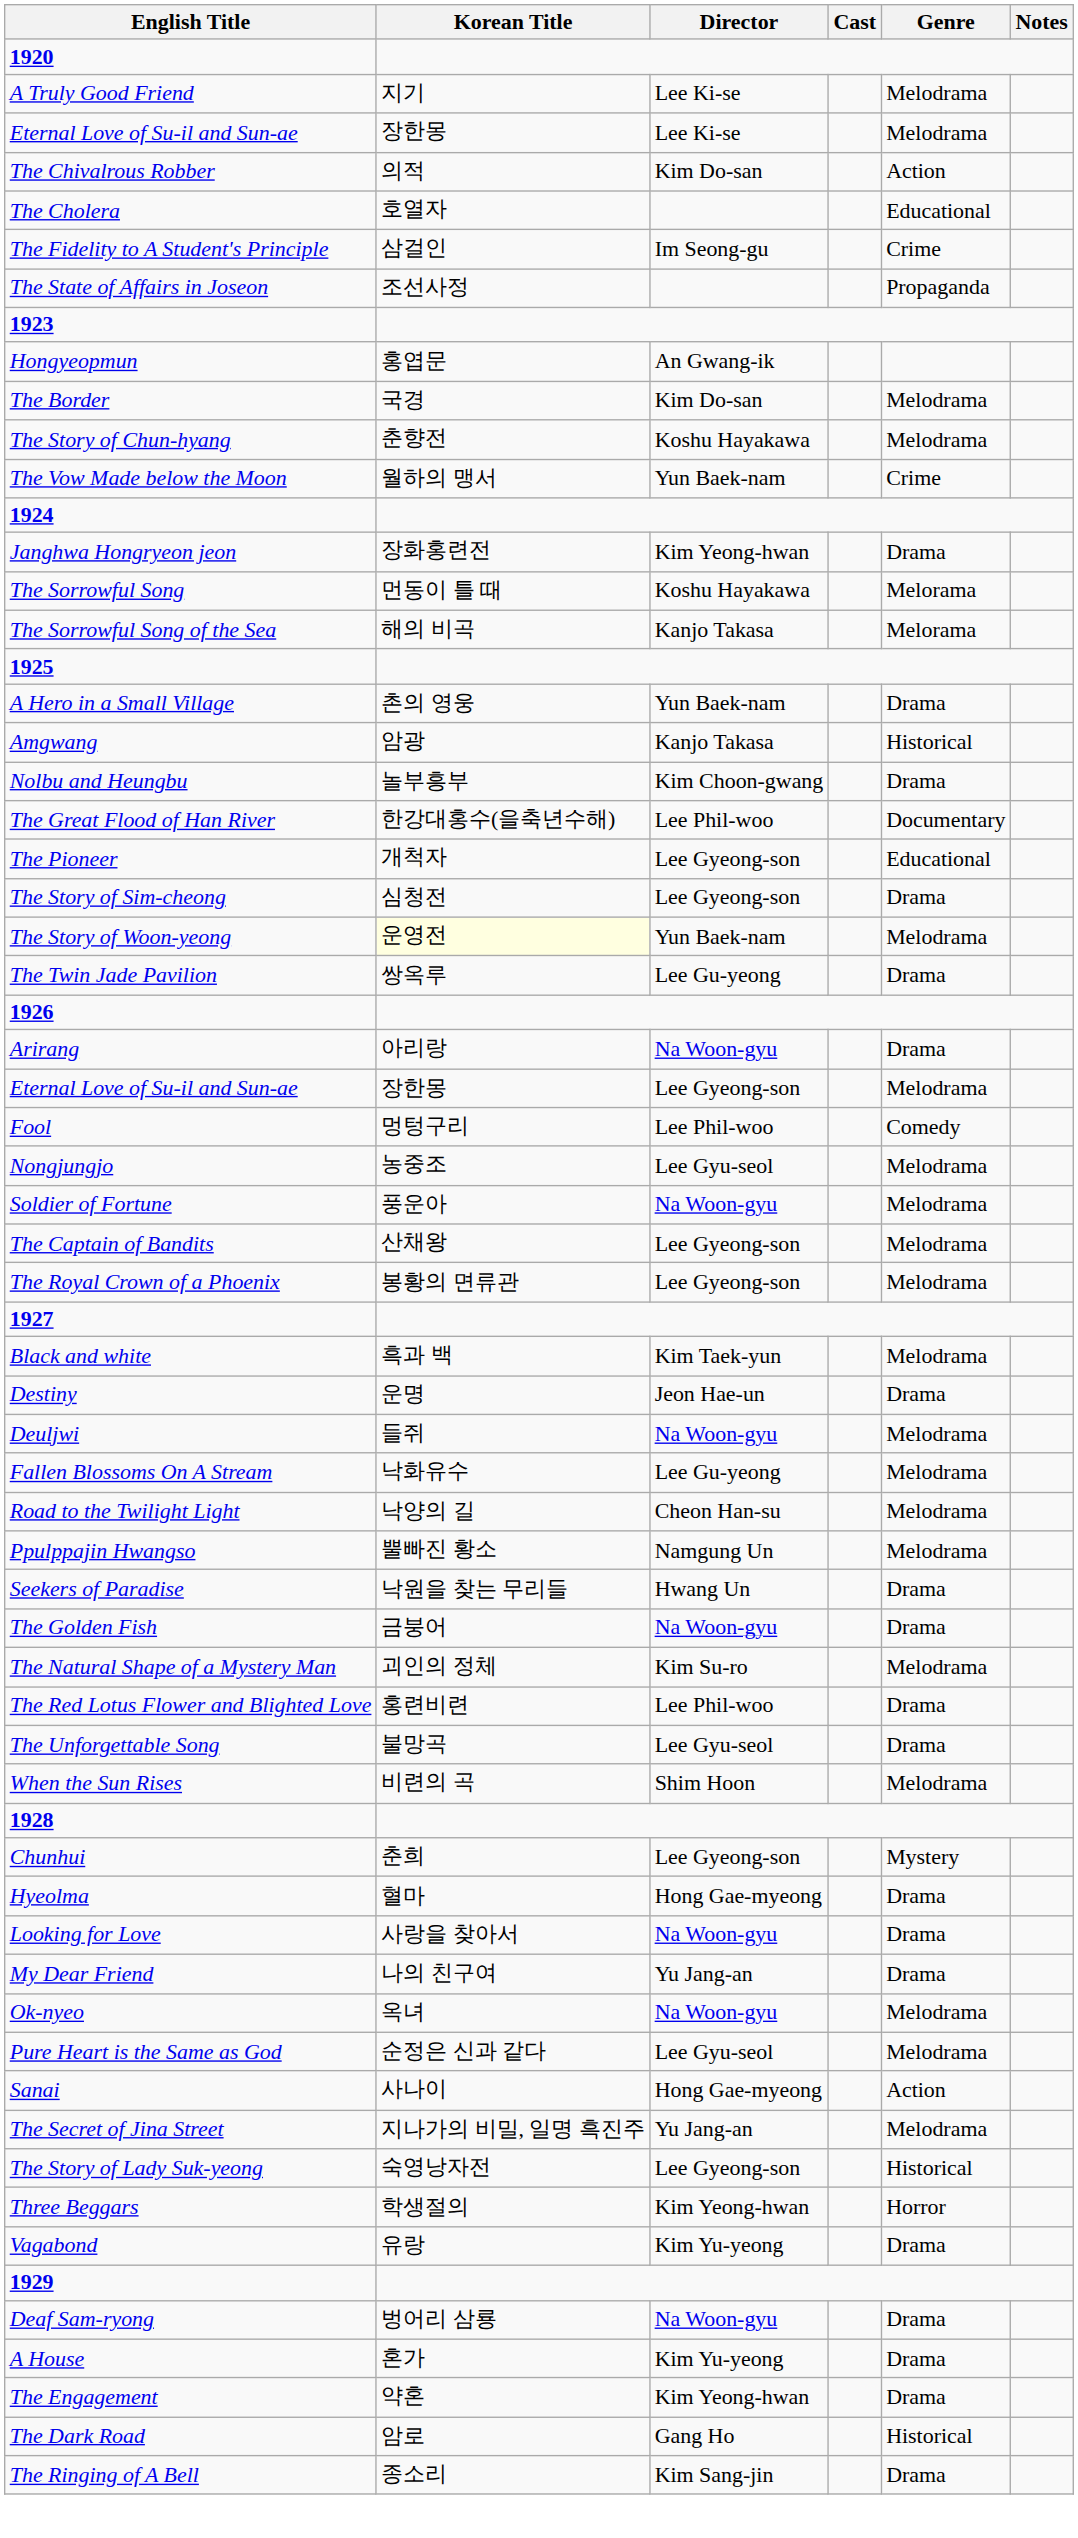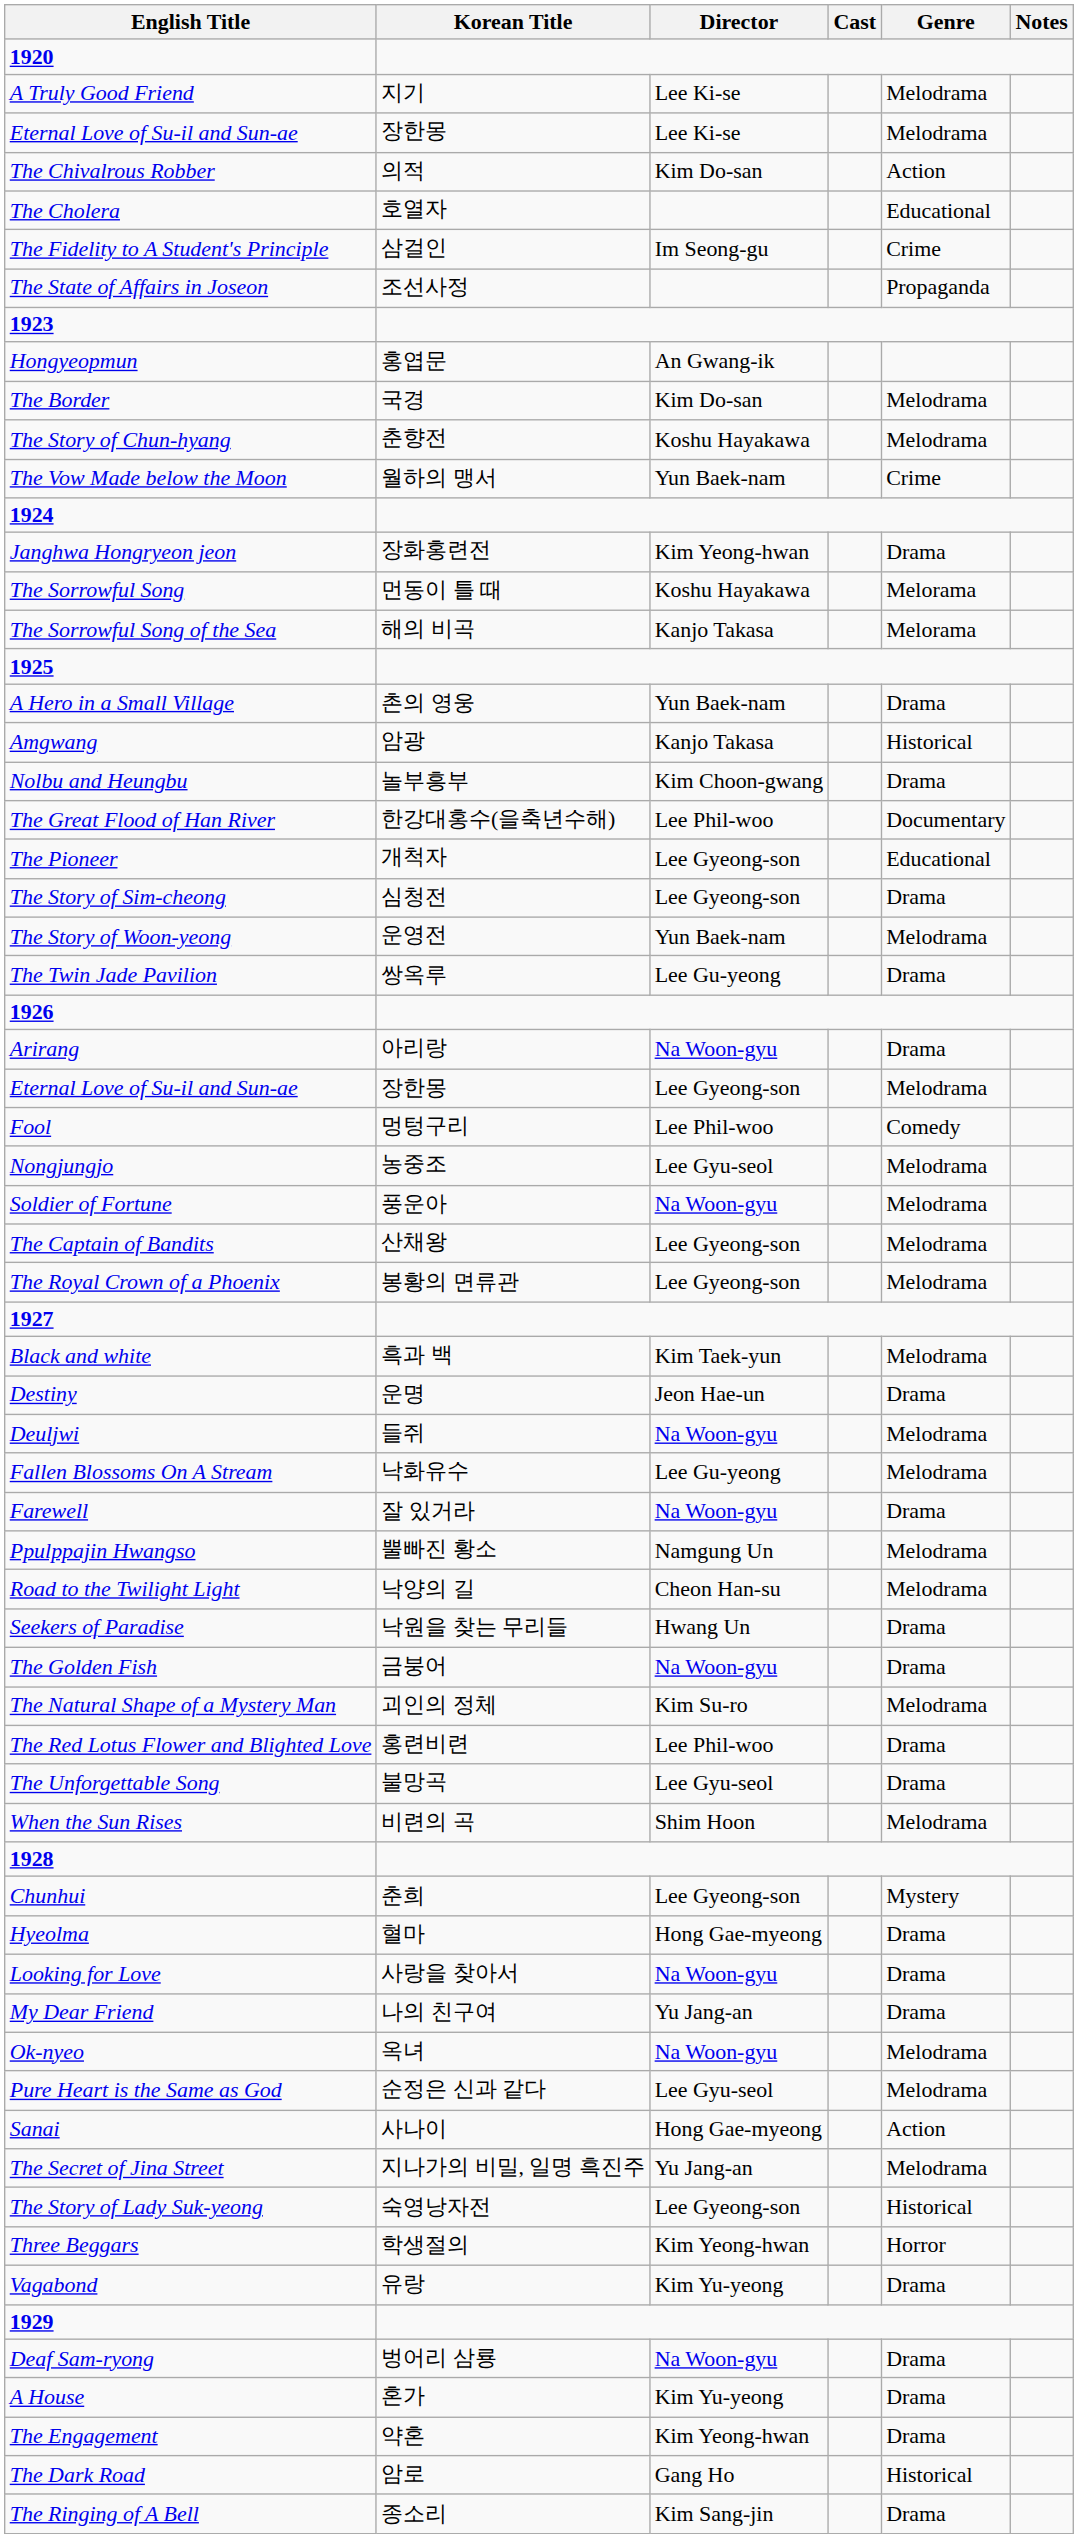(414, 935) lightyellow background -> (414, 935) no background
+ row: (49, 1511)
rows swapped: (103, 1550) <-> (125, 1511)
